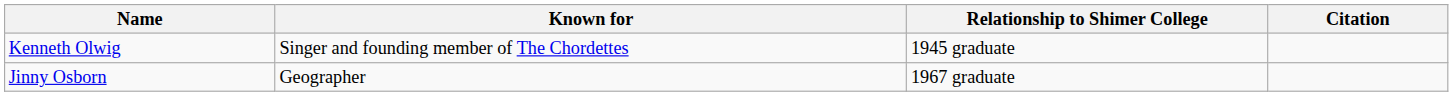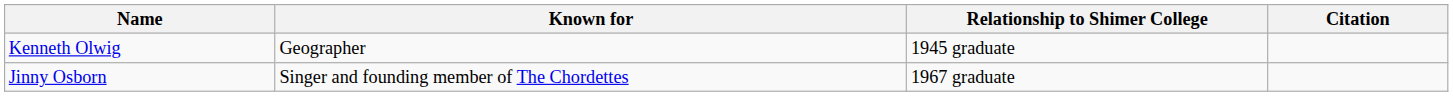(454, 47) Singer and founding member of The Chordettes -> (322, 47) Geographer
(322, 76) Geographer -> (454, 76) Singer and founding member of The Chordettes
